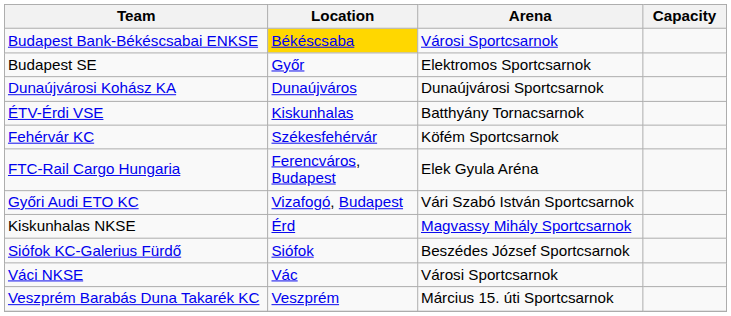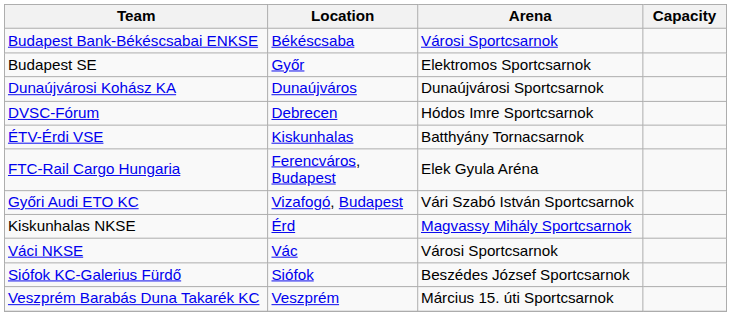(313, 40) gold background -> (313, 40) no background
+ row: (54, 112)
- row: (51, 137)
rows swapped: (95, 250) <-> (46, 274)
